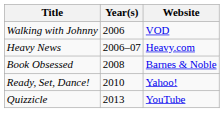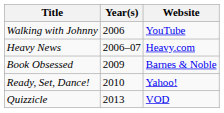(158, 30) VOD -> (166, 30) YouTube
(114, 64) 2008 -> (114, 64) 2009
(166, 99) YouTube -> (158, 99) VOD
